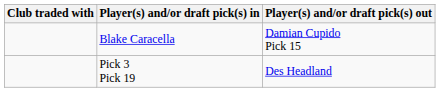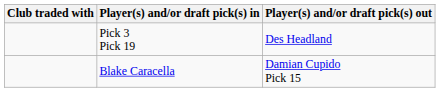rows swapped: (137, 39) <-> (117, 71)
